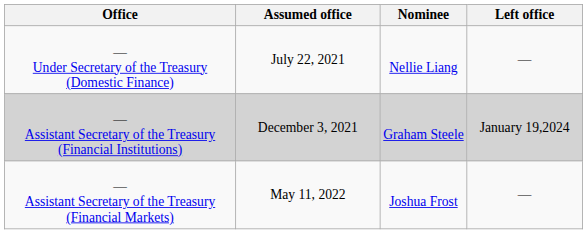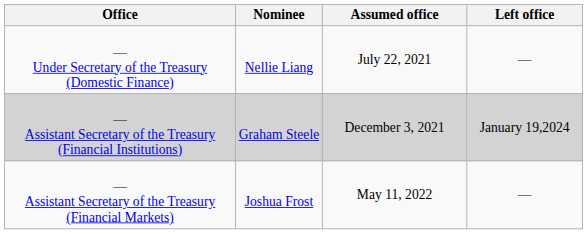columns swapped: (423, 15) <-> (308, 15)
